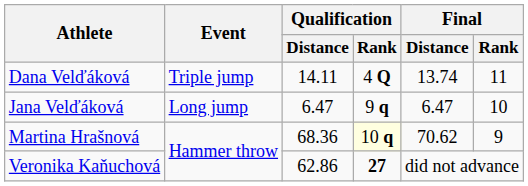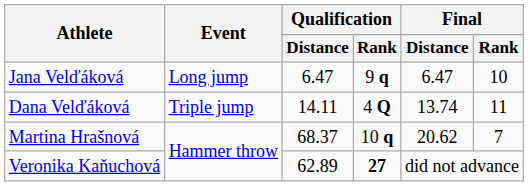rows swapped: (66, 107) <-> (69, 77)
(318, 136) 68.36 -> (318, 136) 68.37
(377, 136) lightyellow background -> (377, 136) no background
(437, 136) 70.62 -> (437, 136) 20.62
(498, 136) 9 -> (498, 136) 7
(318, 166) 62.86 -> (318, 166) 62.89
